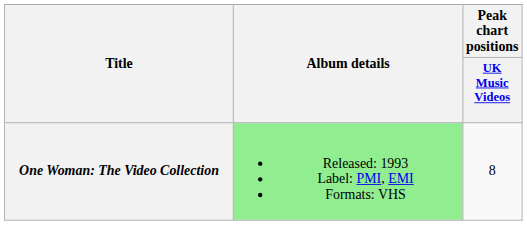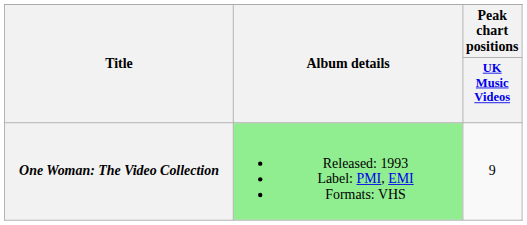(492, 171) 8 -> (492, 171) 9
